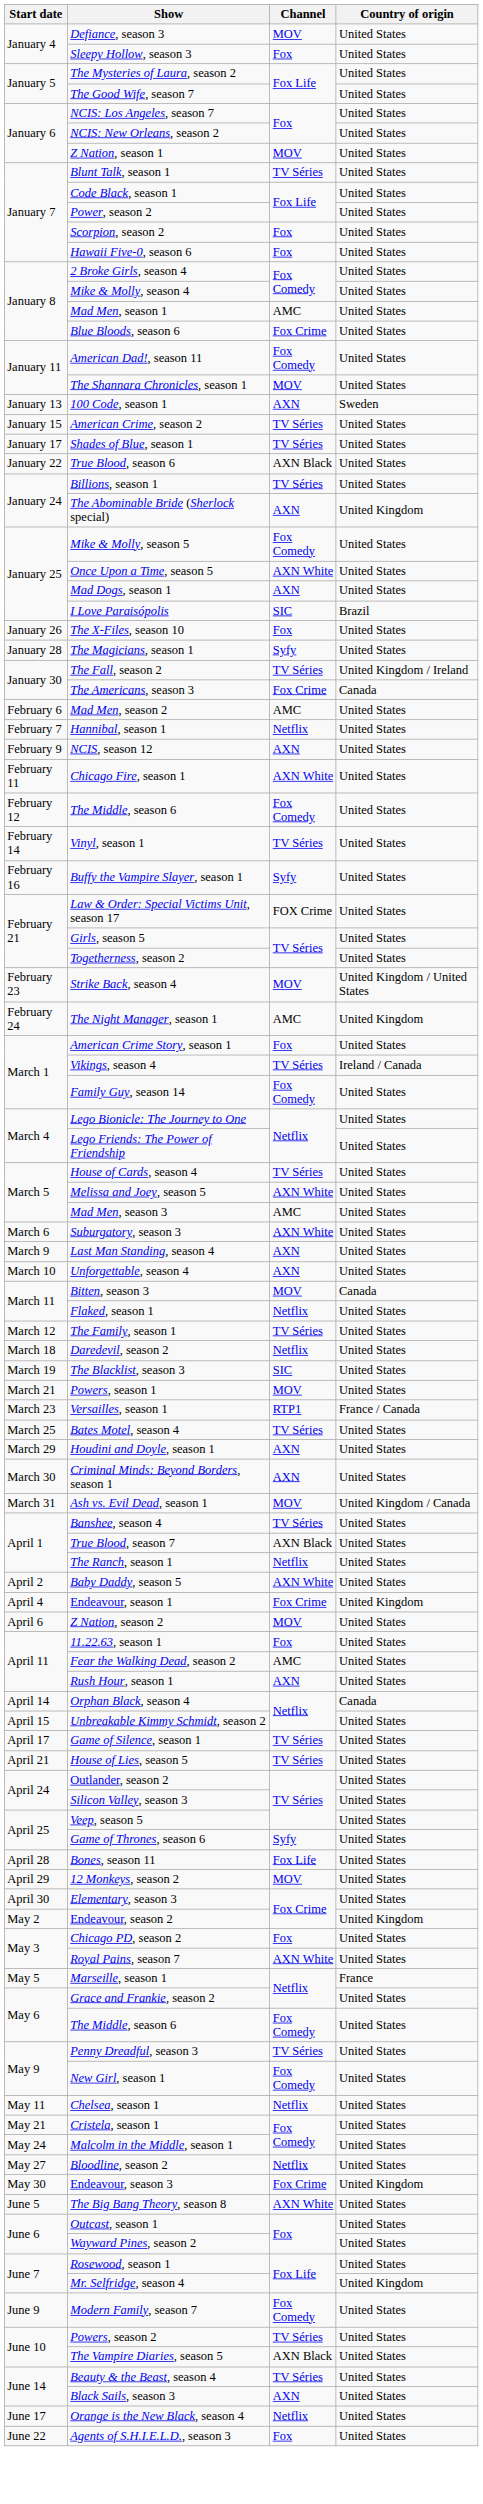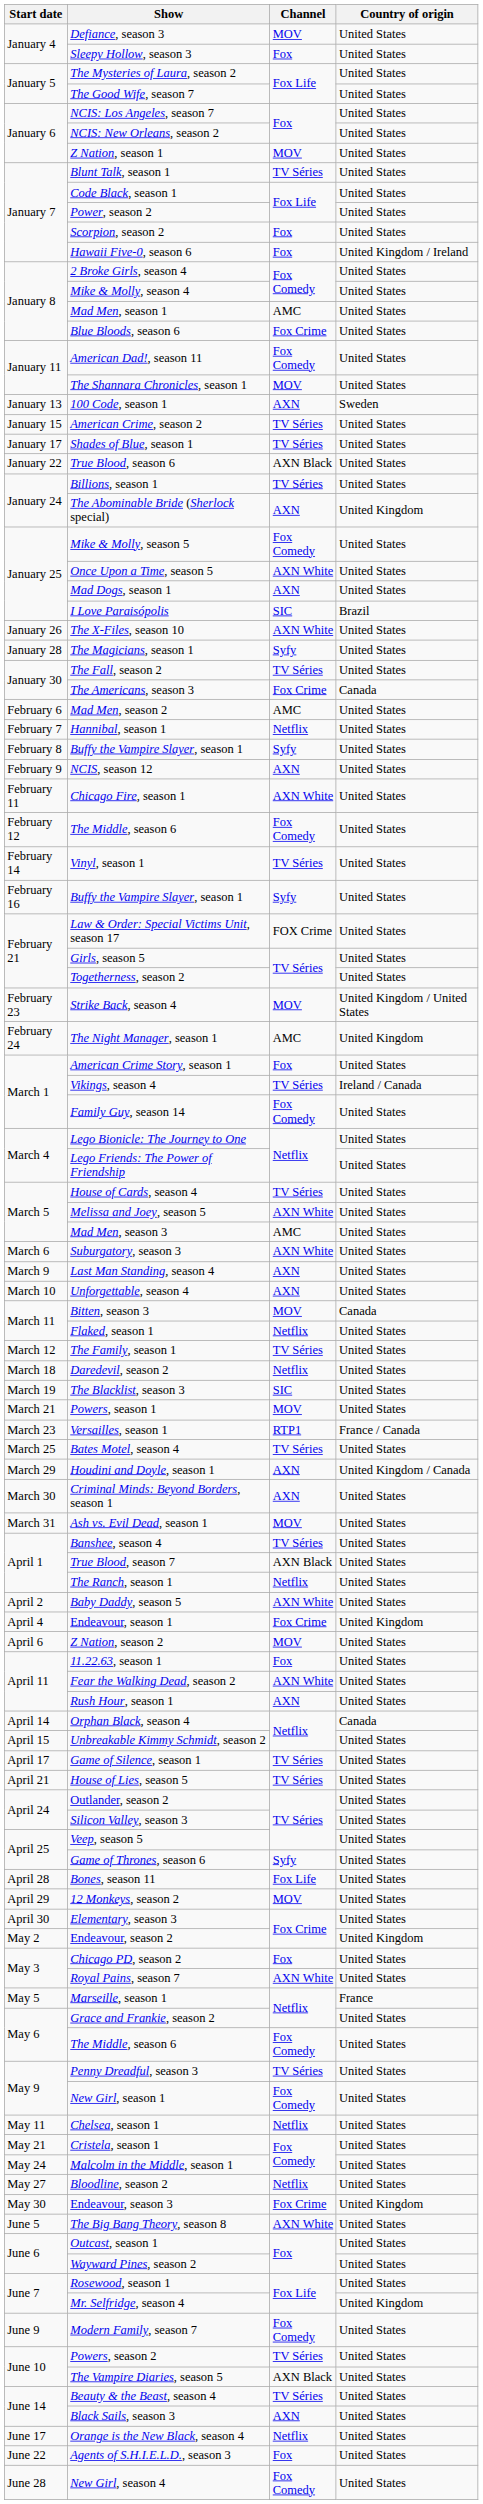(372, 251) United States -> (404, 251) United Kingdom / Ireland
(282, 630) Fox -> (303, 630) AXN White
(404, 670) United Kingdom / Ireland -> (372, 670) United States
+ row: (34, 749)
(372, 1449) United States -> (405, 1469) United Kingdom / Canada
(405, 1503) United Kingdom / Canada -> (372, 1523) United States
(287, 1661) AMC -> (303, 1681) AXN White
+ row: (27, 2482)
